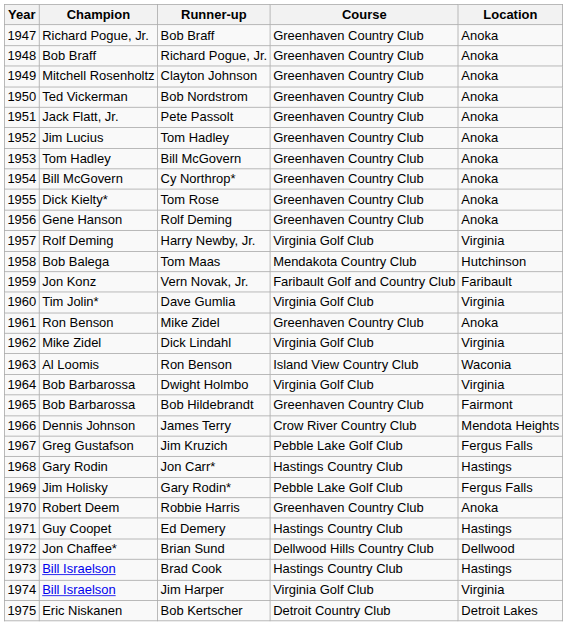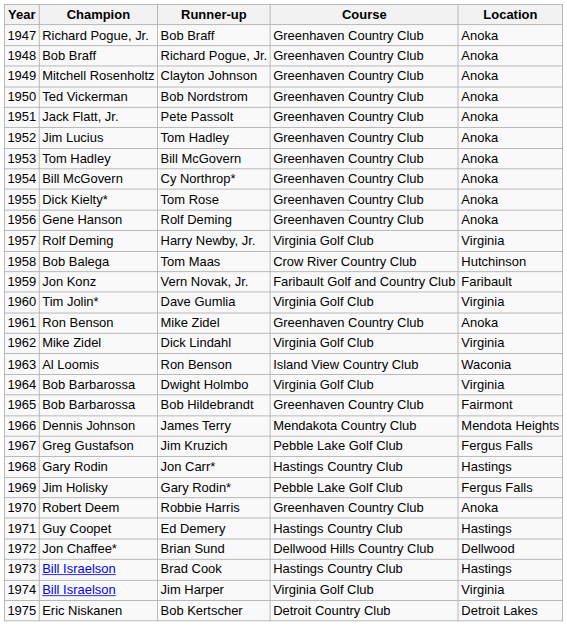(345, 261) Mendakota Country Club -> (345, 261) Crow River Country Club
(345, 425) Crow River Country Club -> (345, 425) Mendakota Country Club
